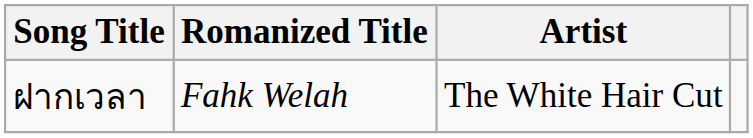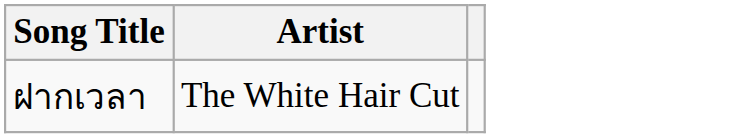- column: (304, 32)
